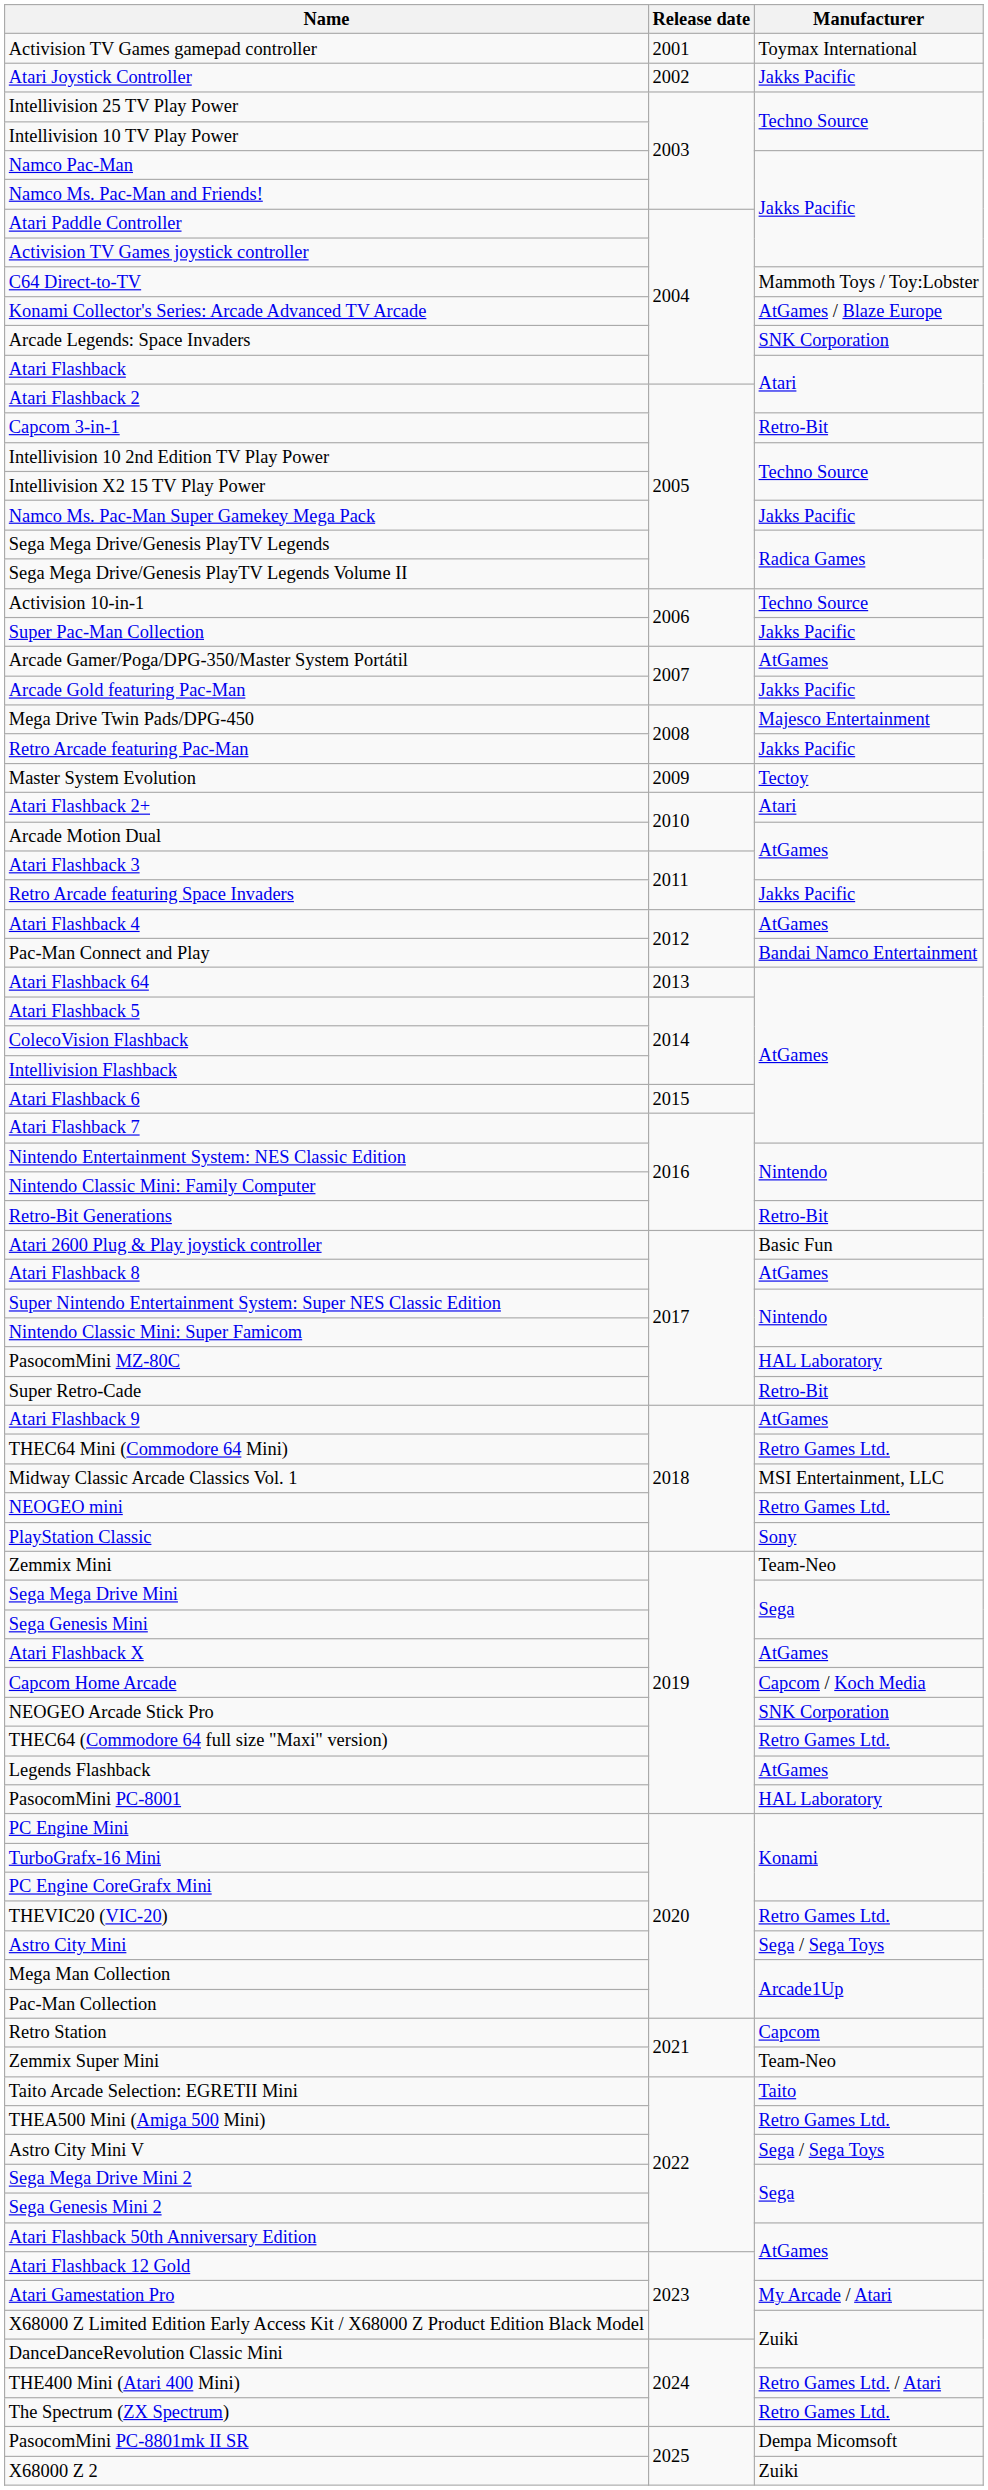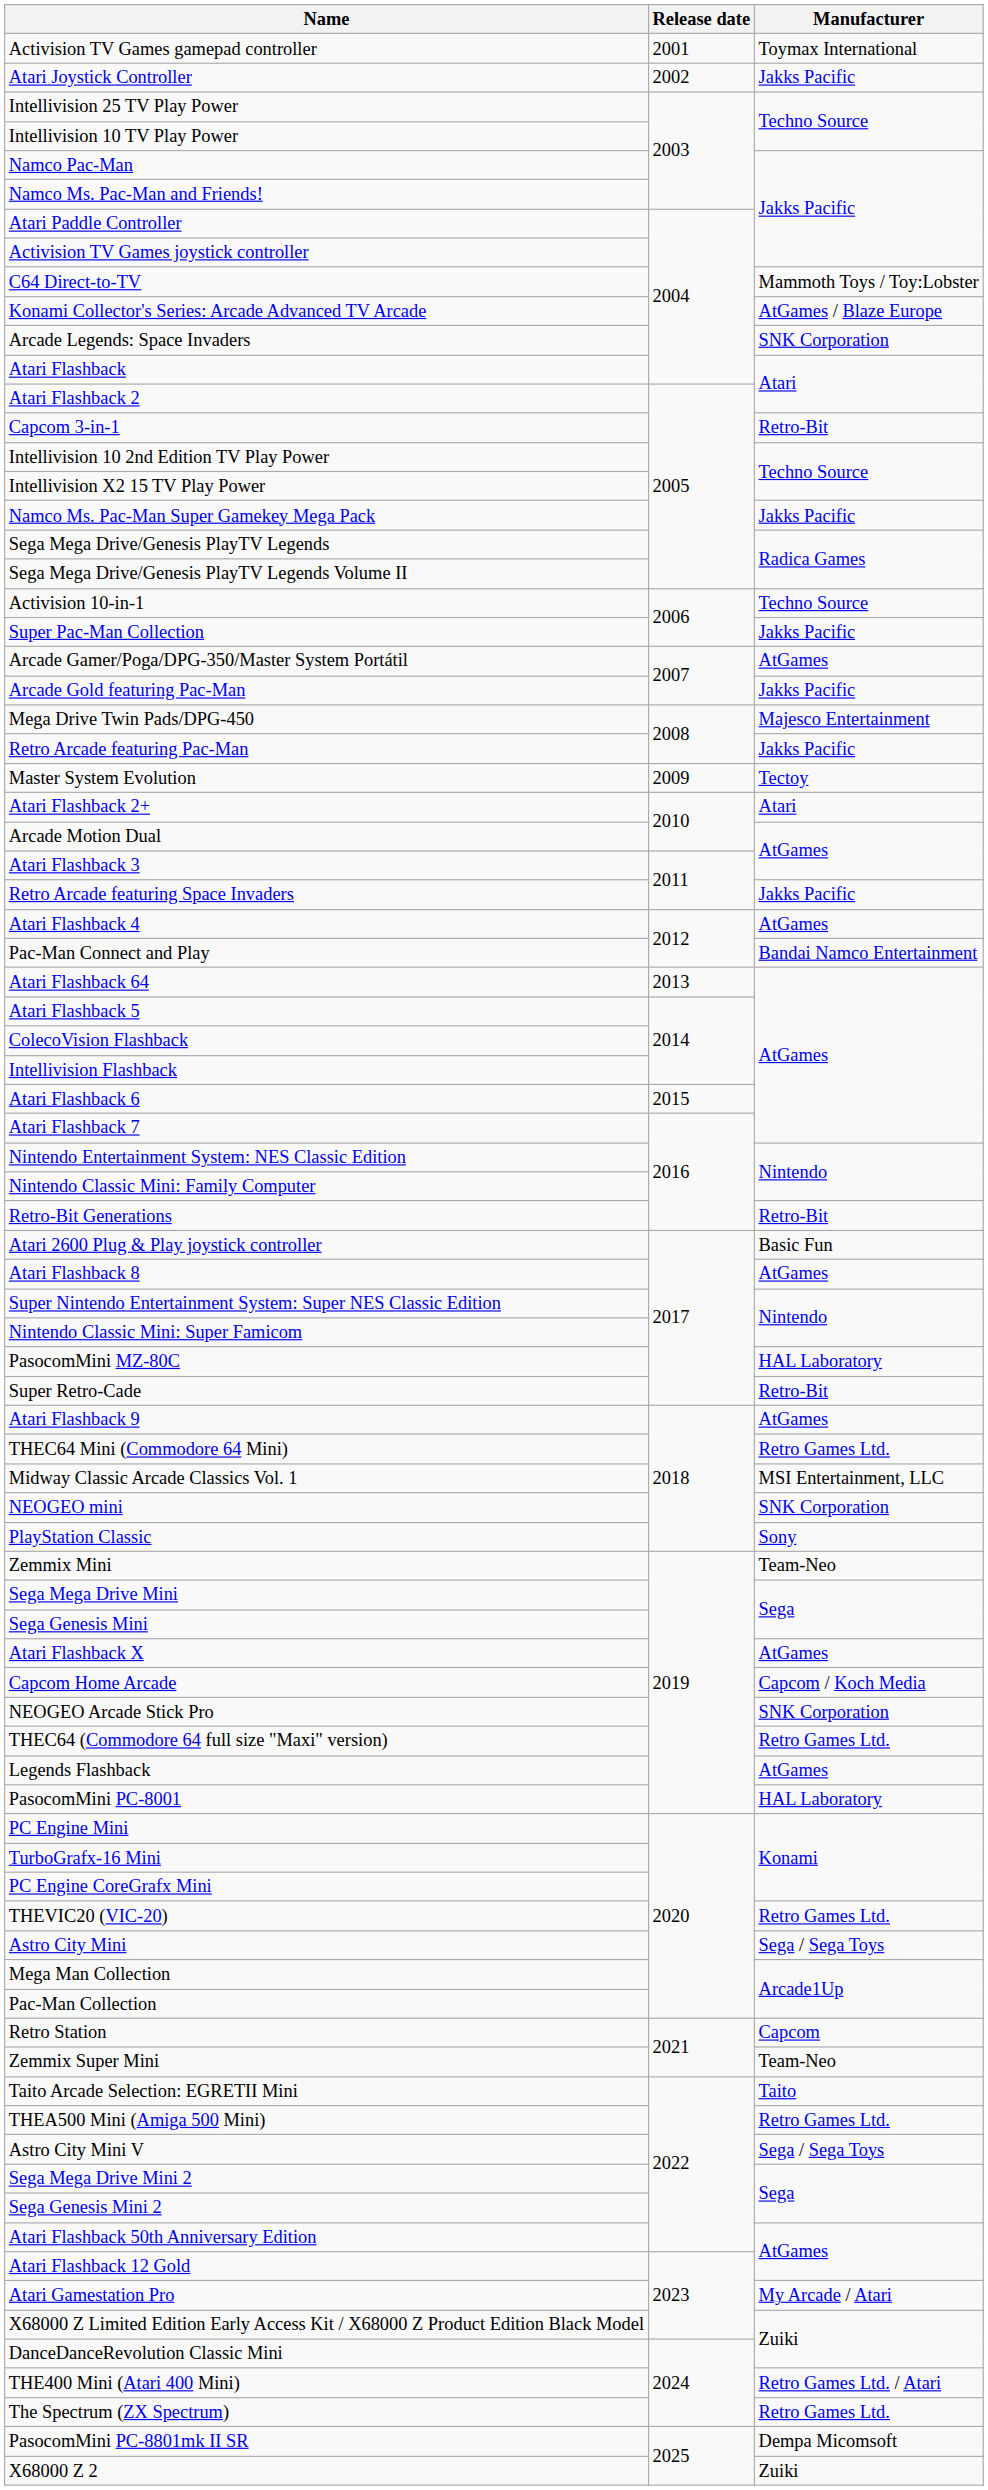(824, 1507) Retro Games Ltd. -> (824, 1507) SNK Corporation
